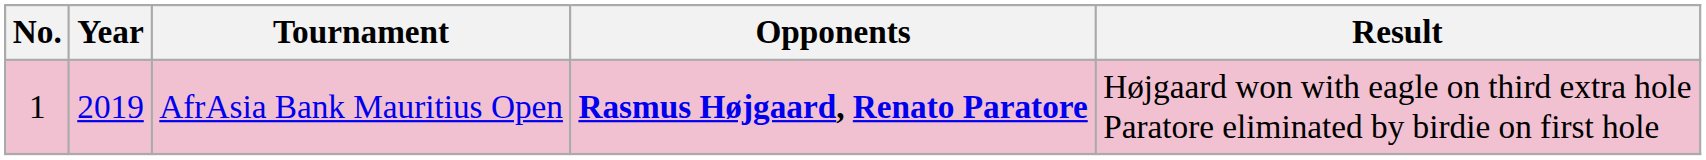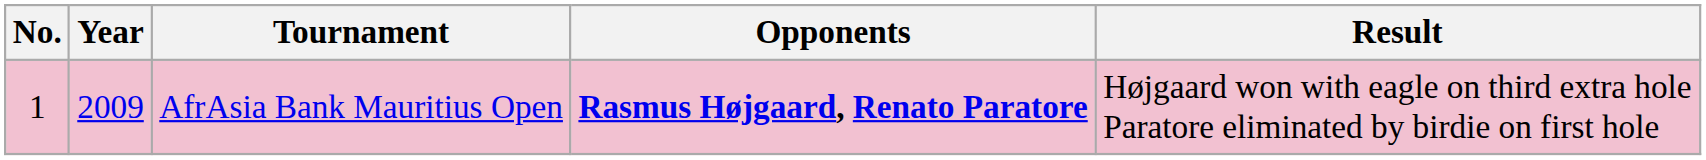(111, 106) 2019 -> (111, 106) 2009
